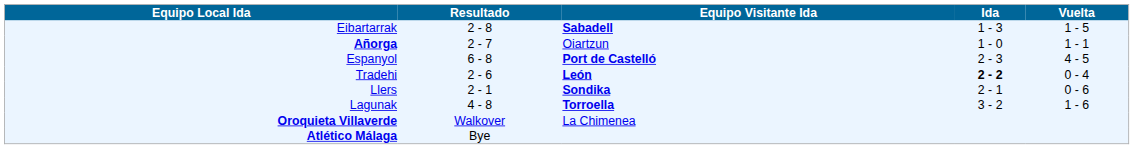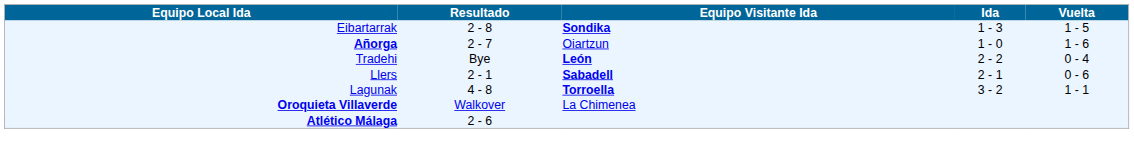(588, 28) Sabadell -> (586, 28) Sondika
(1077, 43) 1 - 1 -> (1077, 43) 1 - 6
- row: (372, 59)
(480, 74) 2 - 6 -> (480, 59) Bye
(990, 74) bold -> (990, 59) normal
(586, 89) Sondika -> (588, 74) Sabadell
(1077, 105) 1 - 6 -> (1077, 89) 1 - 1
(480, 136) Bye -> (480, 120) 2 - 6
